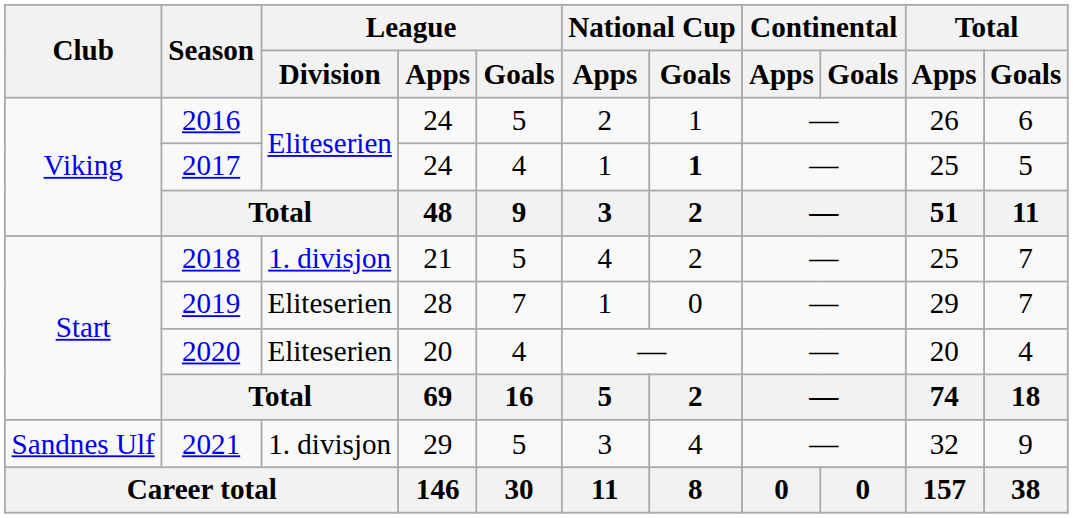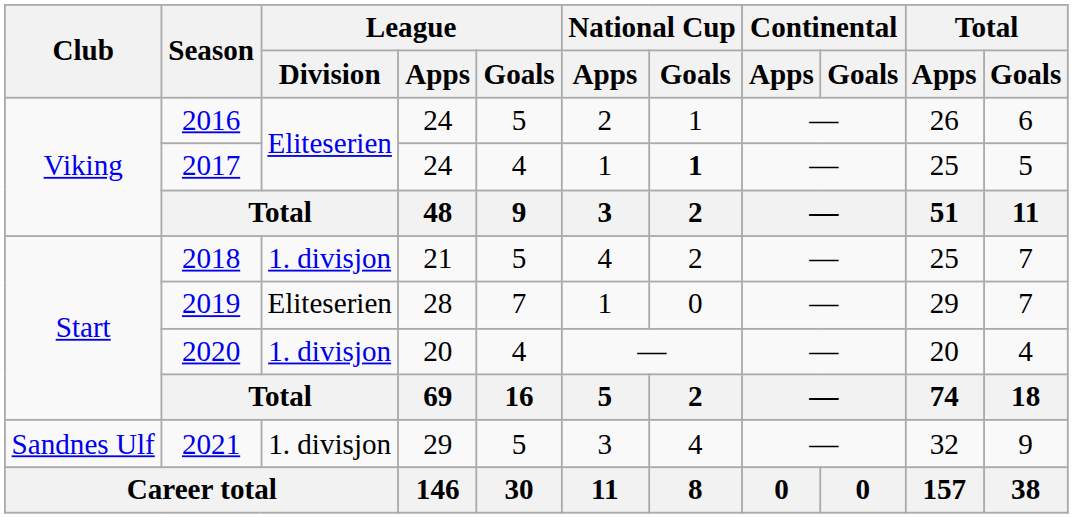(330, 350) Eliteserien -> (330, 350) 1. divisjon
